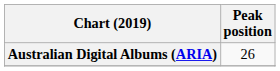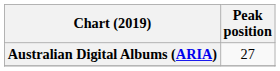(248, 54) 26 -> (248, 54) 27
